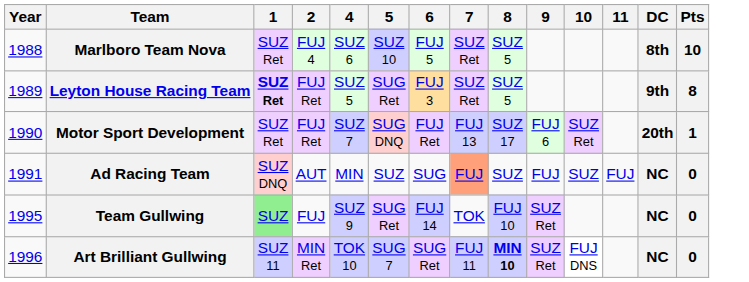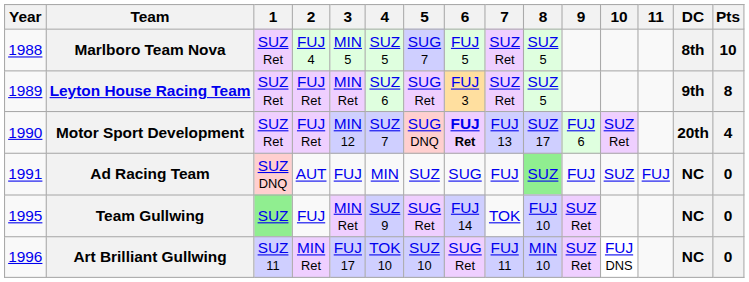+ column: (348, 17)
(349, 50) SUZ 6 -> (385, 50) SUZ 5
(389, 50) SUZ 10 -> (424, 50) SUG 7
(273, 91) bold -> (273, 91) normal
(349, 91) SUZ 5 -> (385, 91) SUZ 6
(430, 133) normal -> (465, 133) bold
(693, 133) 1 -> (728, 133) 4
(469, 174) lightsalmon background -> (505, 174) no background
(508, 174) no background -> (543, 174) lightgreen background
(389, 257) SUG 7 -> (424, 257) SUZ 10
(508, 257) bold -> (543, 257) normal
